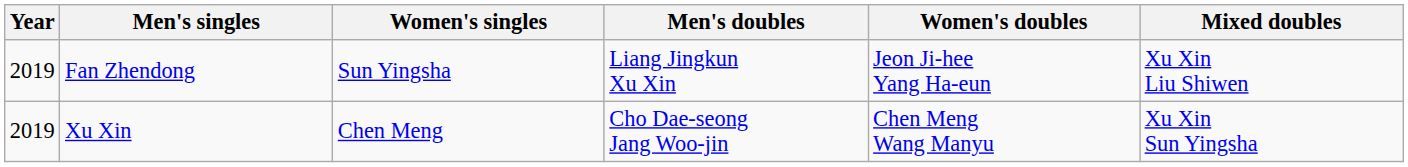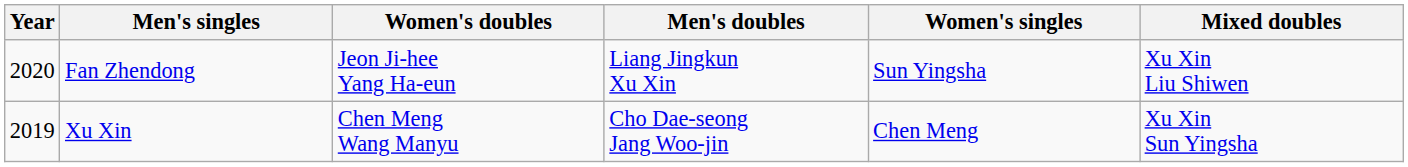columns swapped: (468, 22) <-> (1004, 22)
(32, 70) 2019 -> (32, 70) 2020
